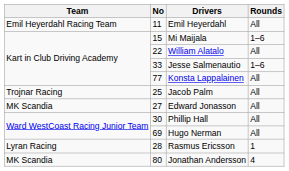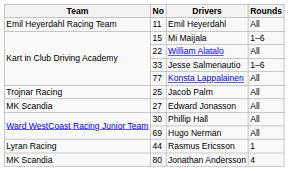(157, 146) 28 -> (157, 146) 44
